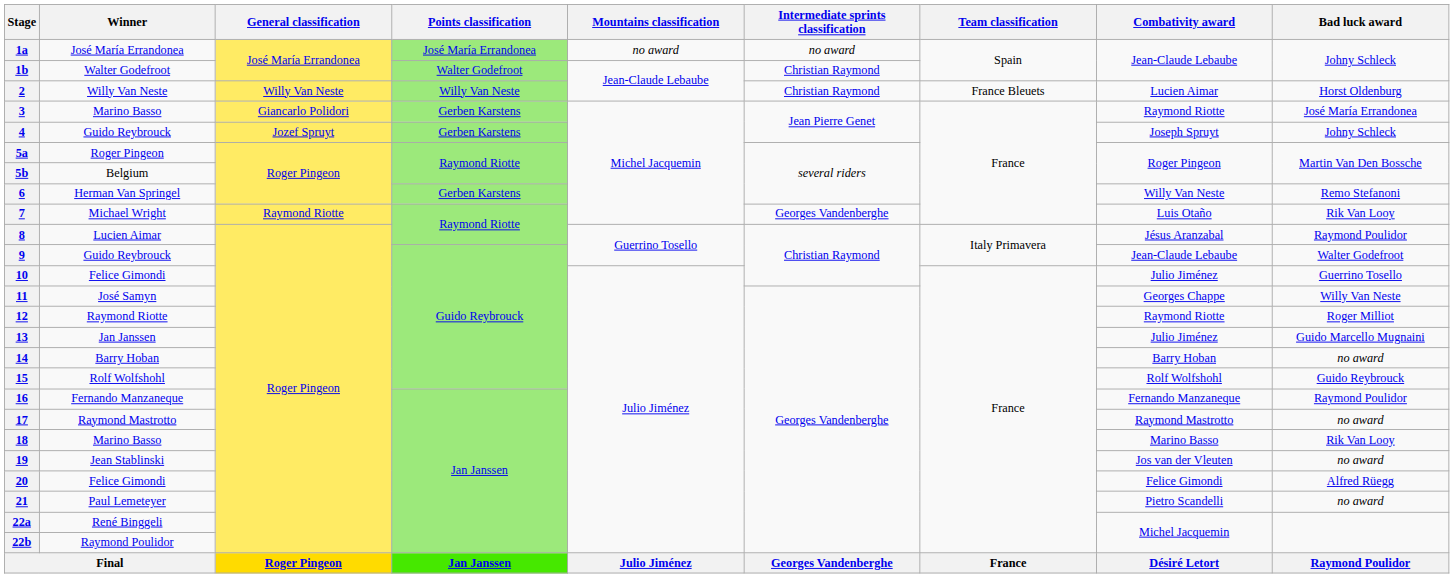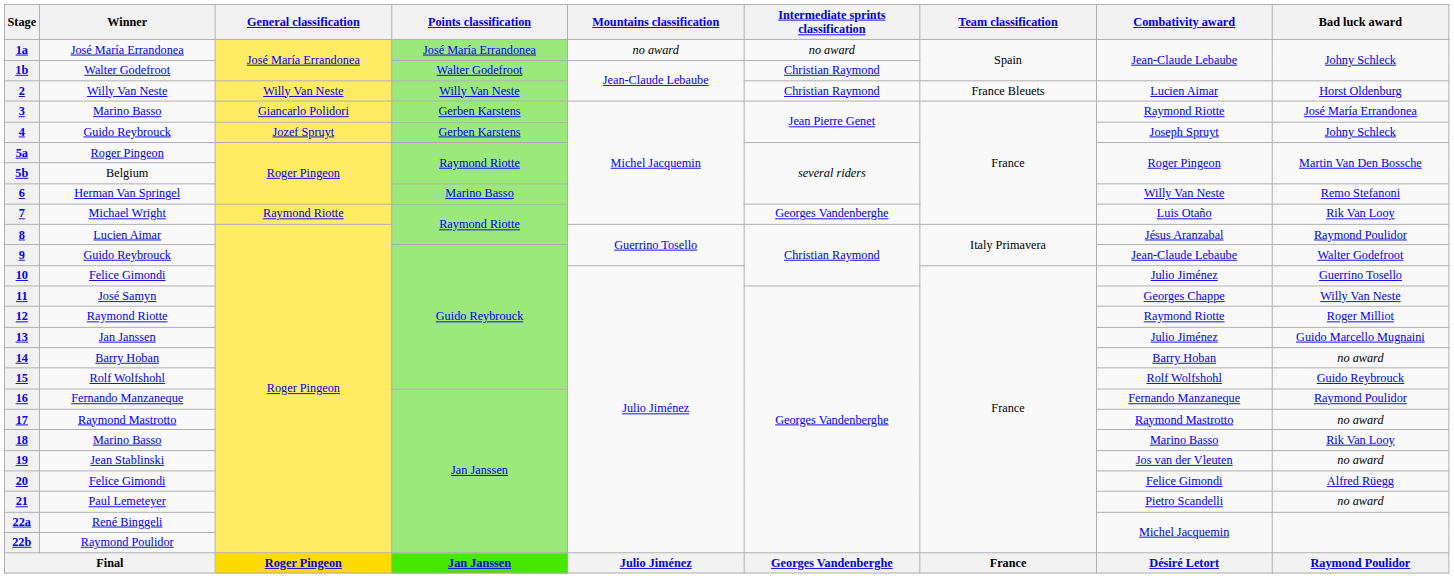(480, 194) Gerben Karstens -> (480, 194) Marino Basso
